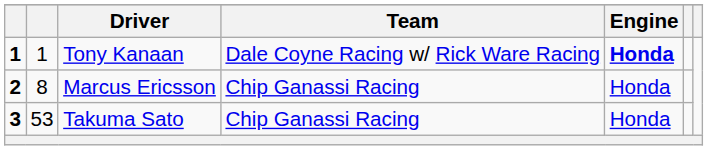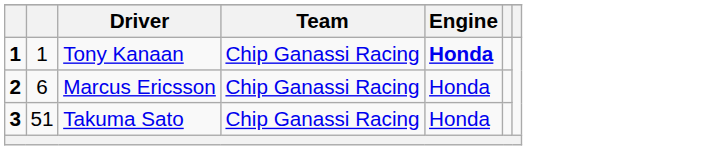(413, 54) Dale Coyne Racing w/ Rick Ware Racing -> (322, 54) Chip Ganassi Racing
(42, 87) 8 -> (42, 87) 6
(42, 119) 53 -> (42, 119) 51
